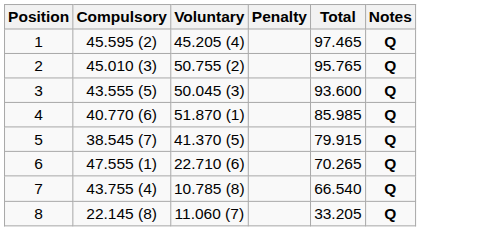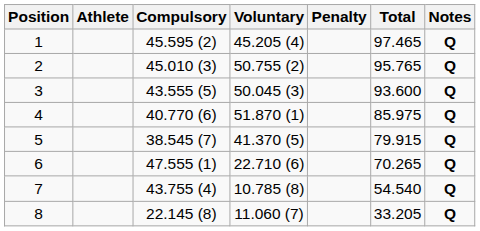+ column: (103, 17)
(338, 115) 85.985 -> (398, 115) 85.975
(338, 189) 66.540 -> (398, 189) 54.540
